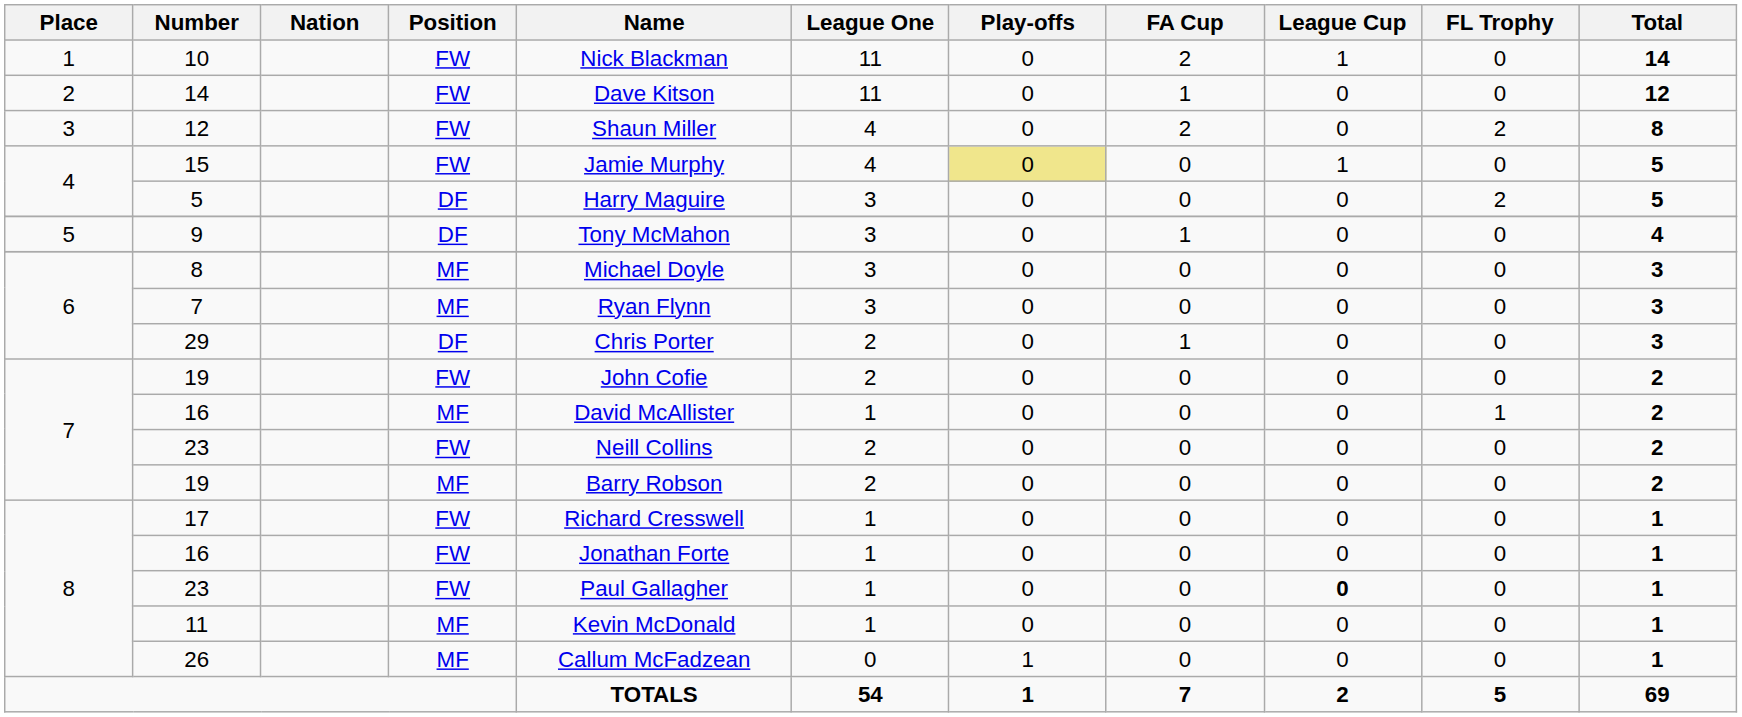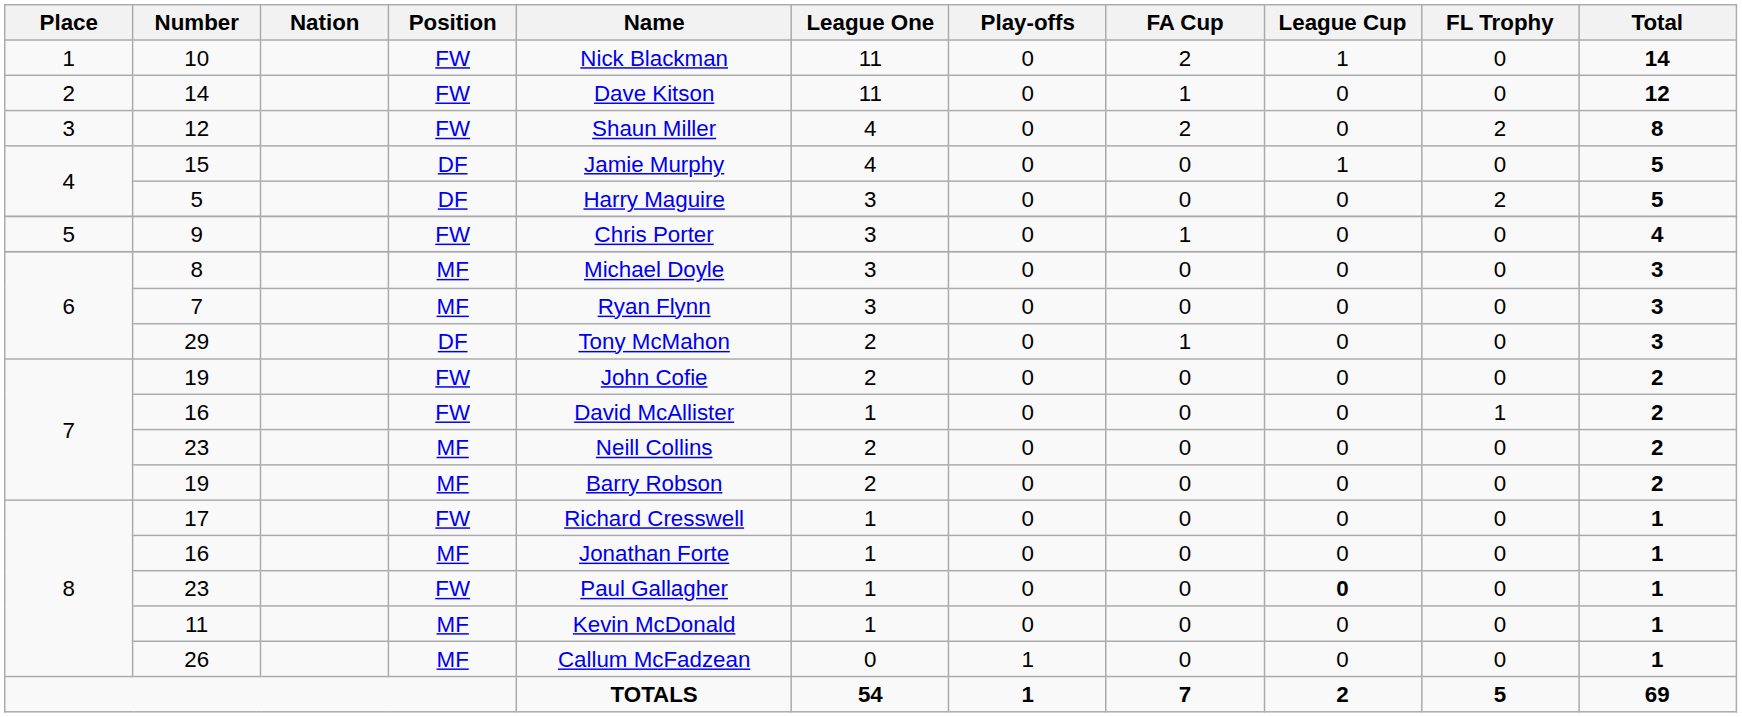(453, 164) FW -> (453, 164) DF
(1028, 164) khaki background -> (1028, 164) no background
(453, 235) DF -> (453, 235) FW
(654, 235) Tony McMahon -> (654, 235) Chris Porter
(654, 341) Chris Porter -> (654, 341) Tony McMahon
(453, 412) MF -> (453, 412) FW
(453, 447) FW -> (453, 447) MF
(453, 553) FW -> (453, 553) MF
